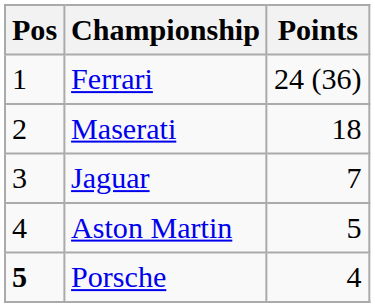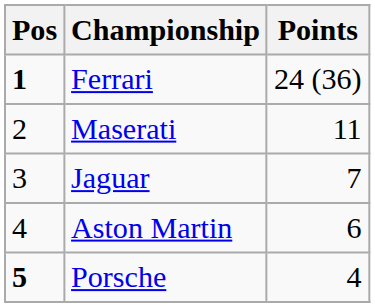(19, 79) normal -> (19, 79) bold
(347, 128) 18 -> (347, 128) 11
(354, 227) 5 -> (354, 227) 6
